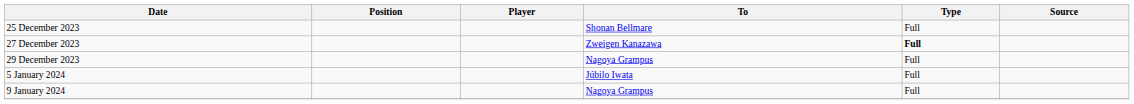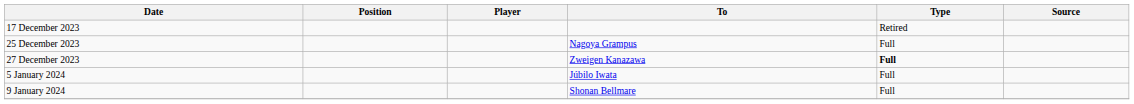+ row: (43, 28)
(619, 28) Shonan Bellmare -> (603, 44) Nagoya Grampus
- row: (43, 59)
(619, 91) Nagoya Grampus -> (603, 91) Shonan Bellmare
